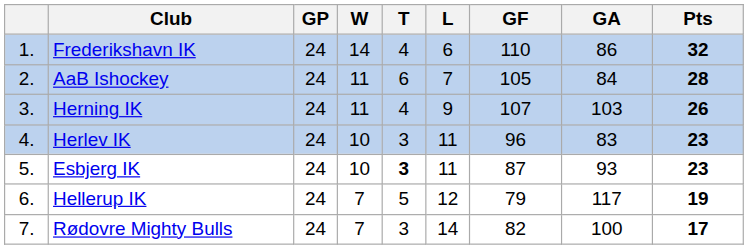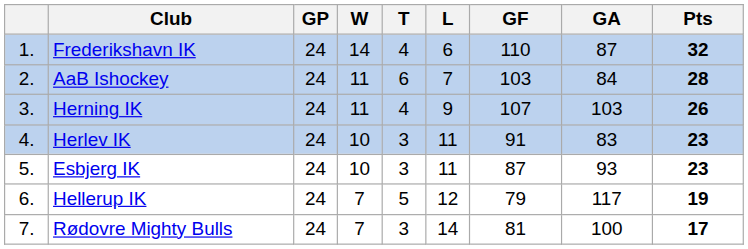(607, 49) 86 -> (607, 49) 87
(515, 79) 105 -> (515, 79) 103
(515, 139) 96 -> (515, 139) 91
(404, 169) bold -> (404, 169) normal
(515, 229) 82 -> (515, 229) 81
